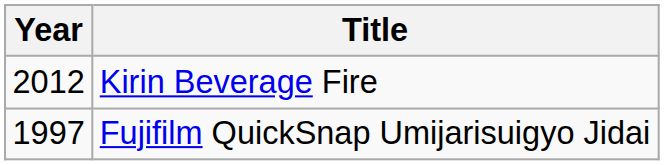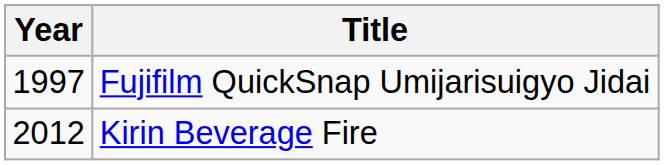rows swapped: (375, 133) <-> (239, 81)
